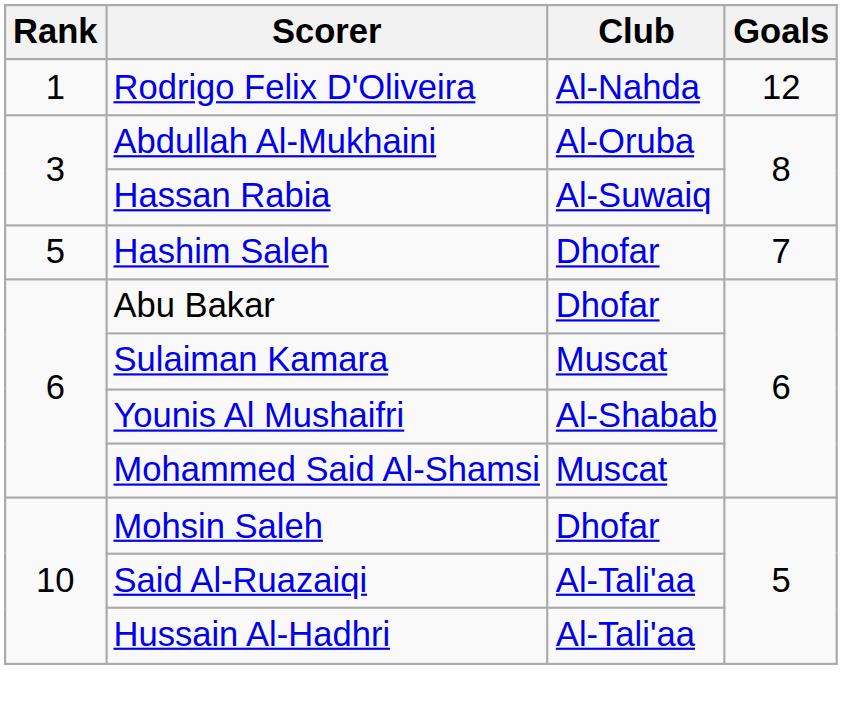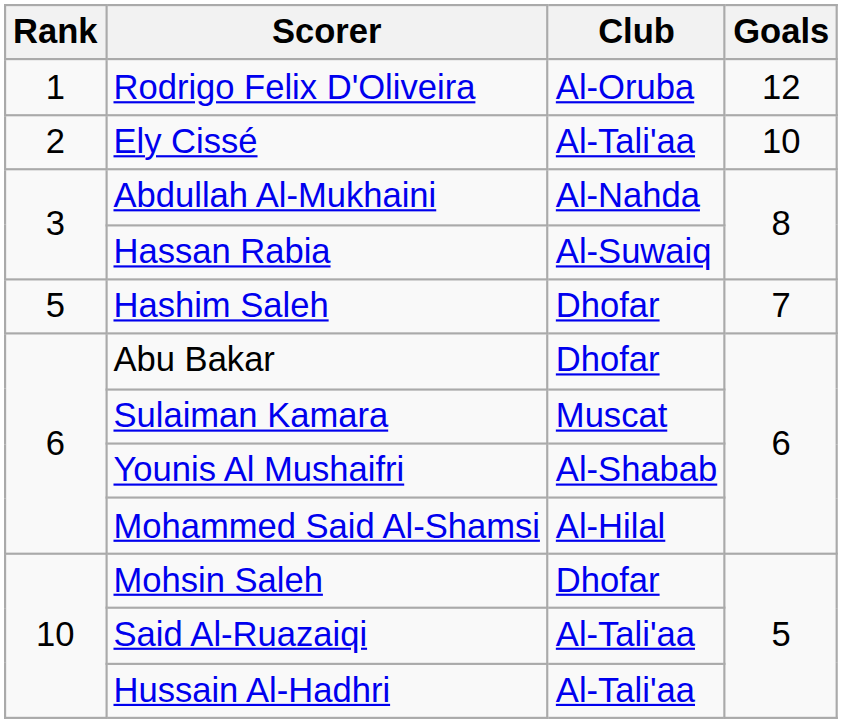(628, 86) Al-Nahda -> (625, 86) Al-Oruba
+ row: (186, 141)
(625, 141) Al-Oruba -> (628, 196) Al-Nahda
(612, 470) Muscat -> (611, 525) Al-Hilal
